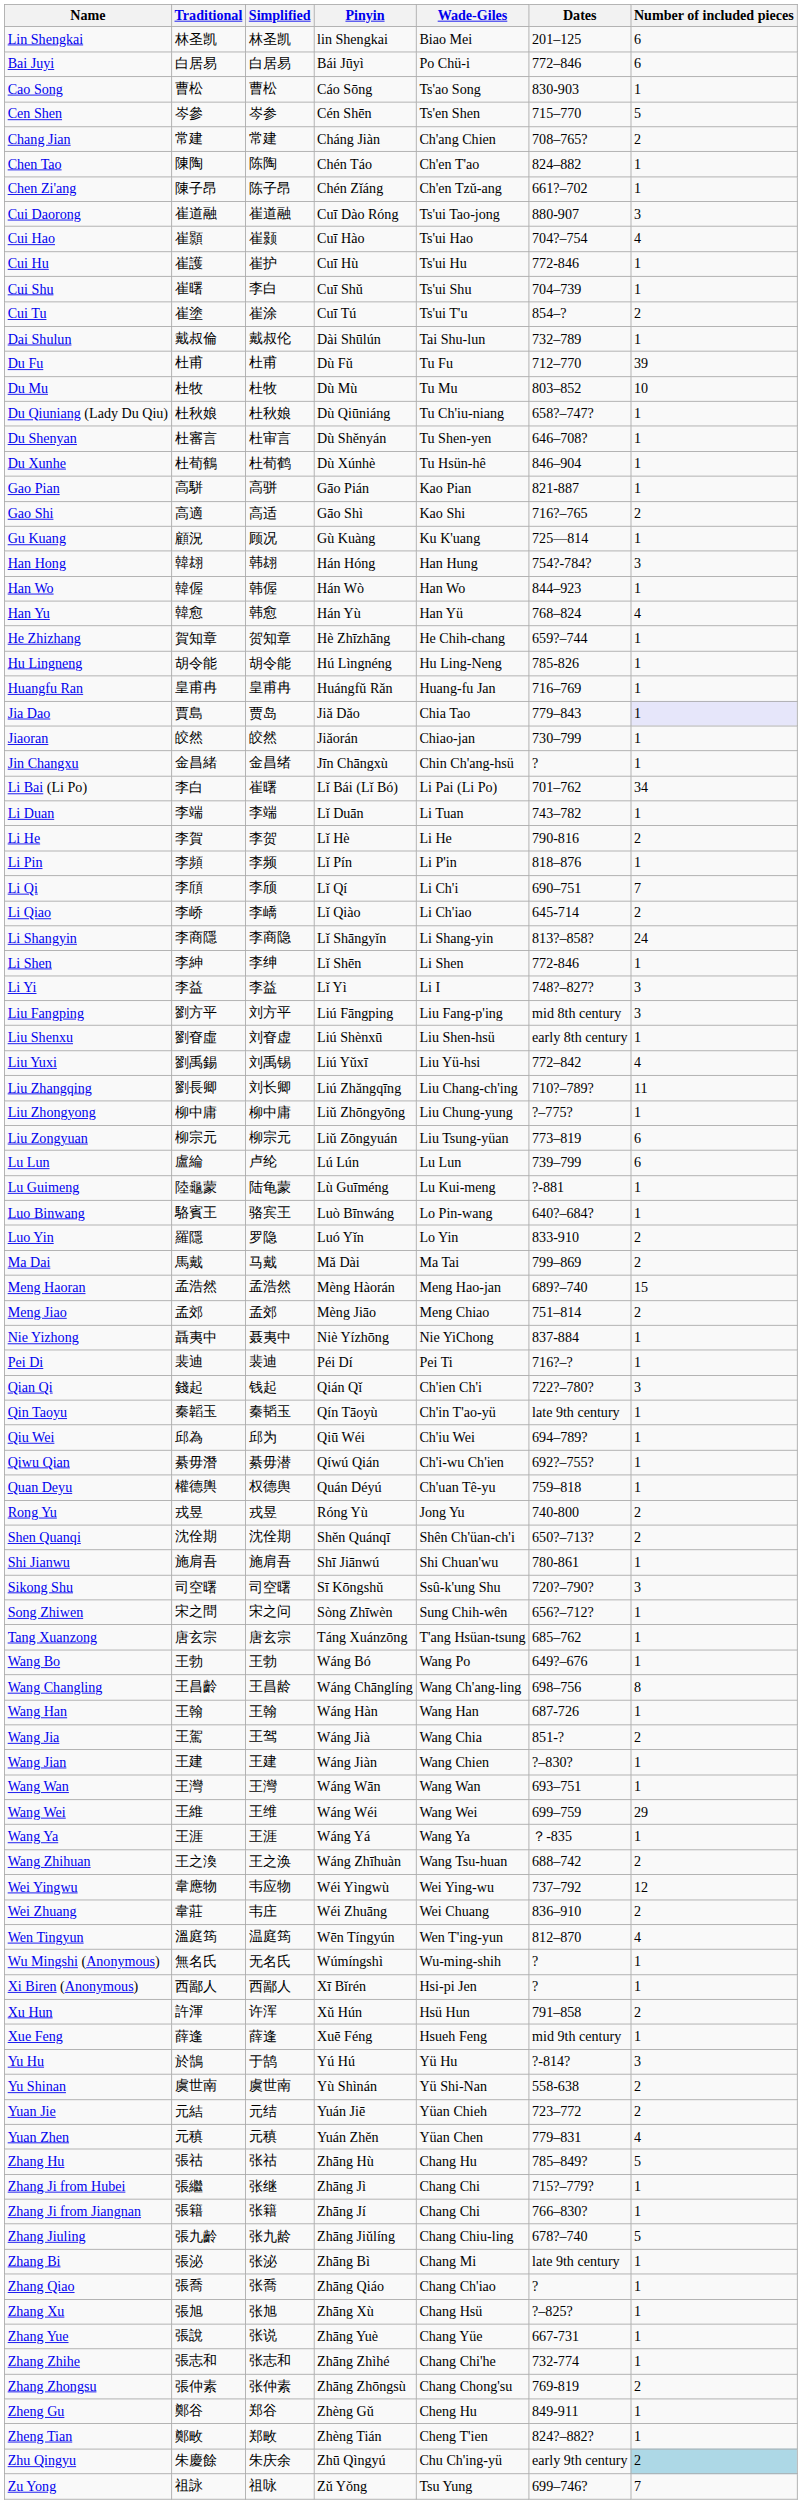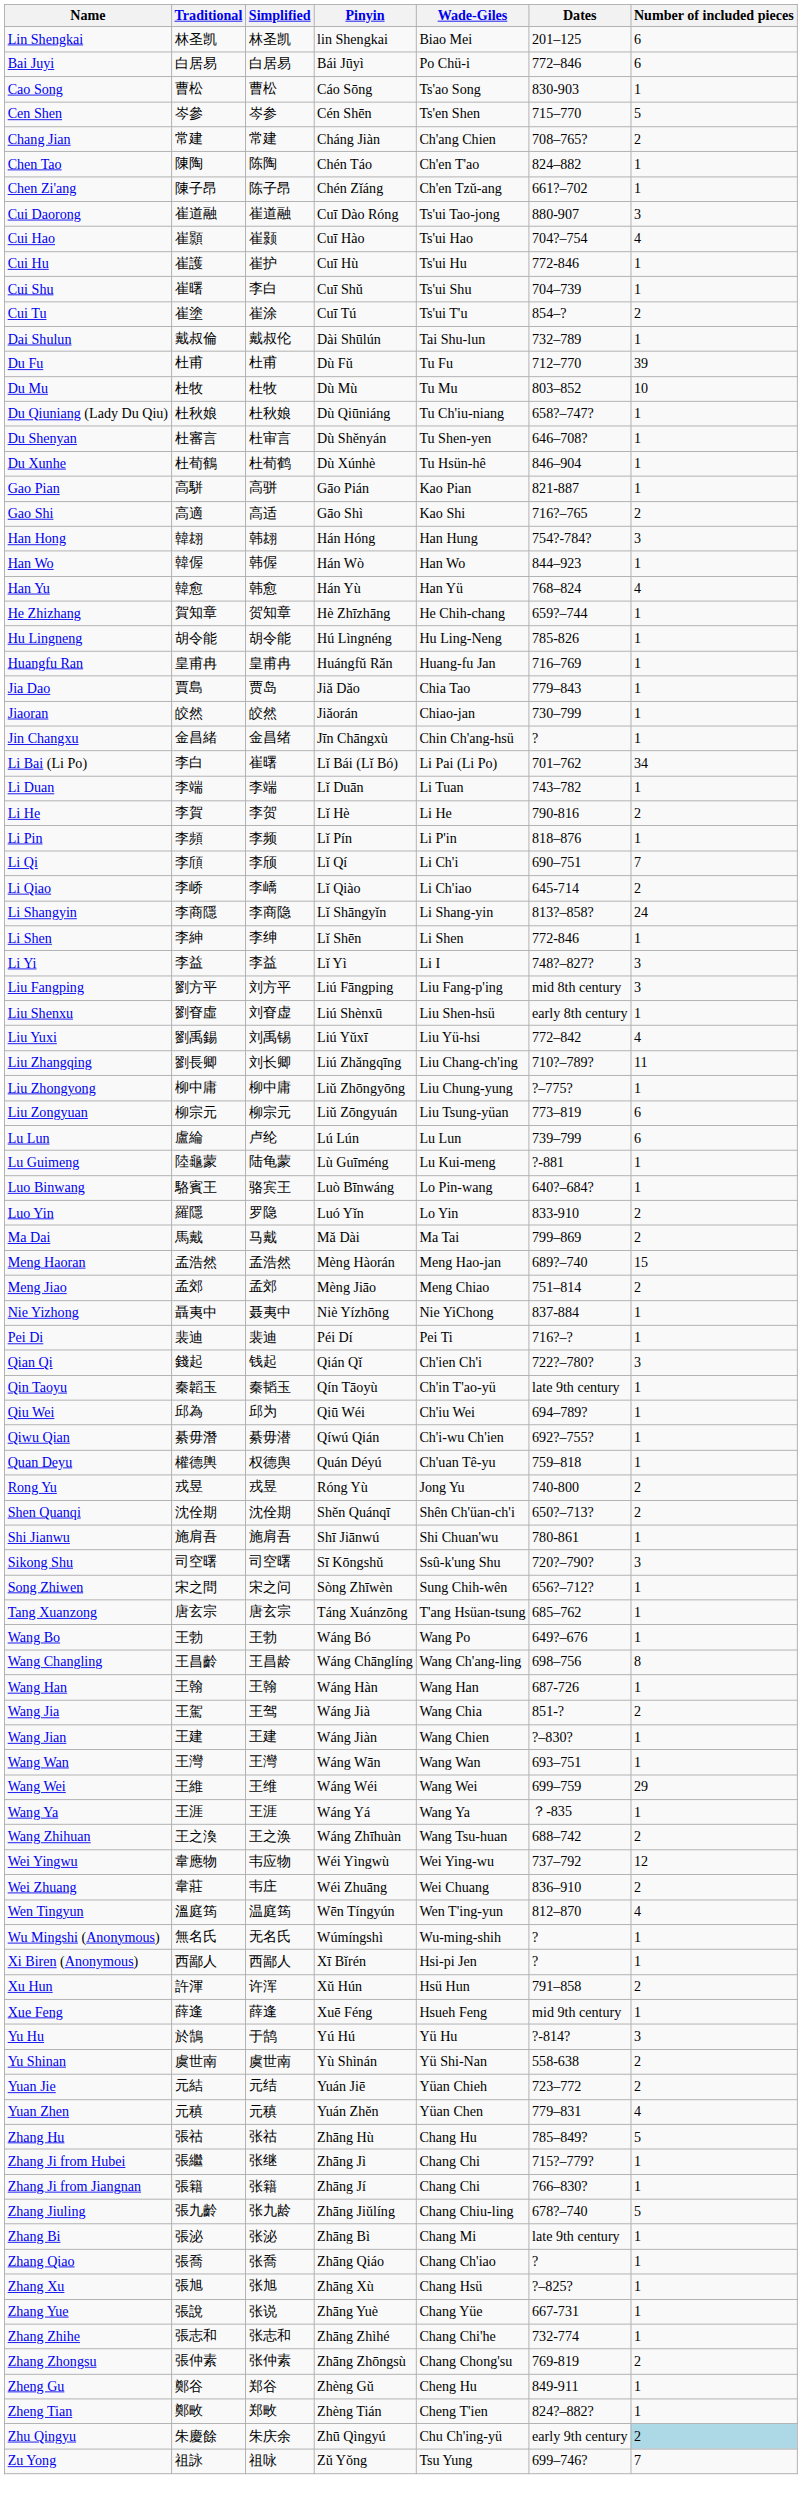- row: (37, 538)
(637, 713) lavender background -> (637, 688) no background
